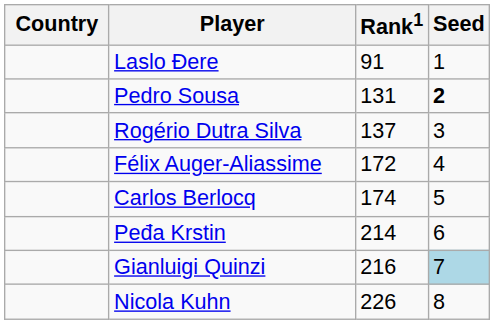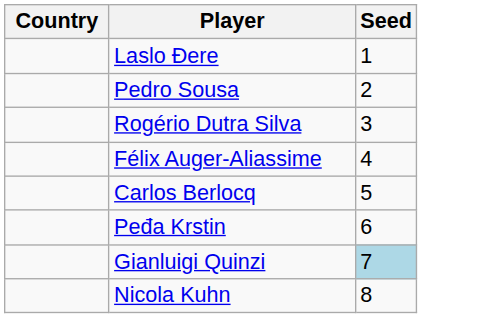- column: (392, 24)
(439, 95) bold -> (366, 90) normal
